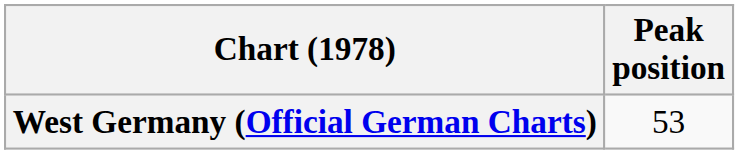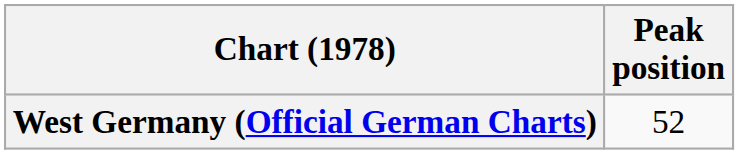(669, 121) 53 -> (669, 121) 52
